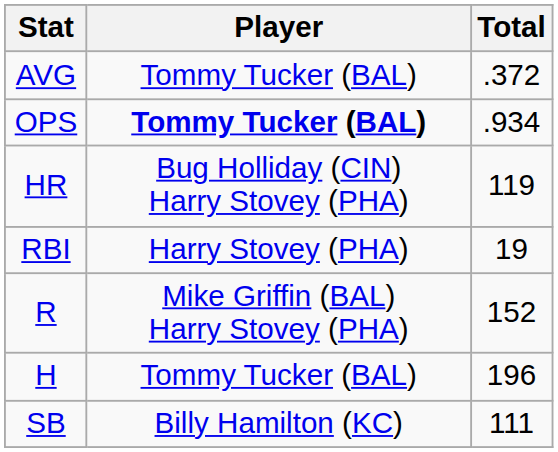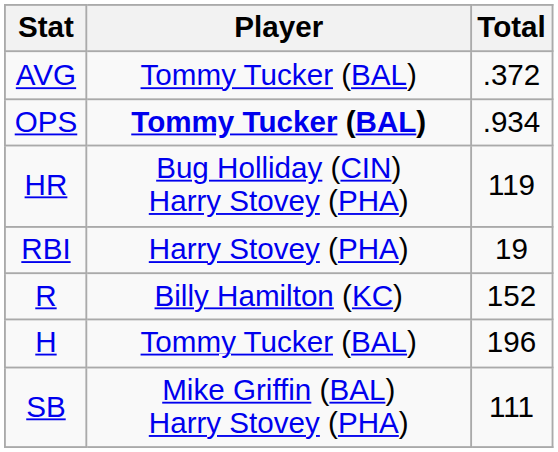(279, 312) Mike Griffin (BAL) Harry Stovey (PHA) -> (279, 295) Billy Hamilton (KC)
(279, 423) Billy Hamilton (KC) -> (279, 406) Mike Griffin (BAL) Harry Stovey (PHA)
